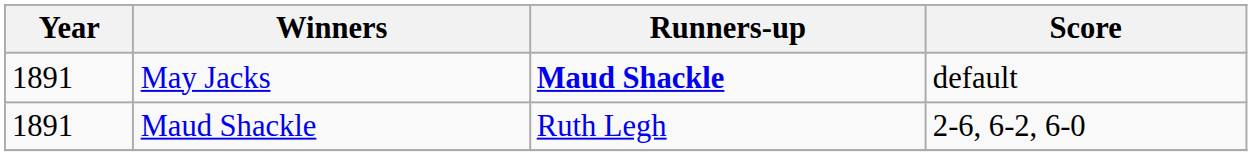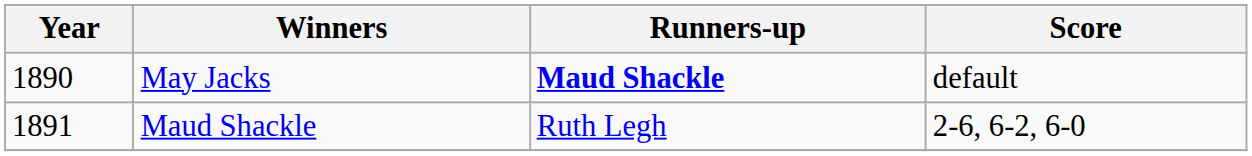(43, 77) 1891 -> (43, 77) 1890
